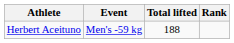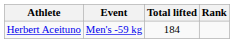(172, 30) 188 -> (172, 30) 184
